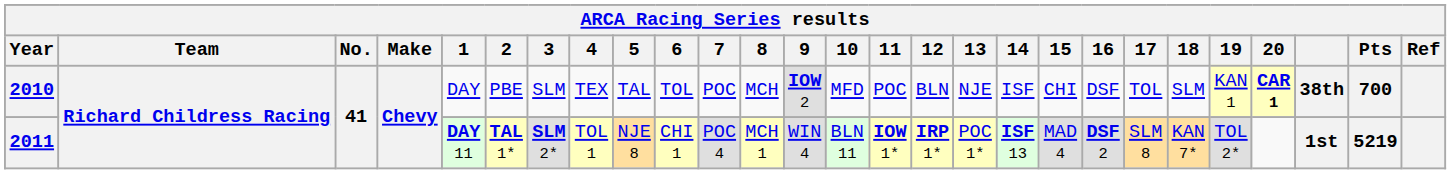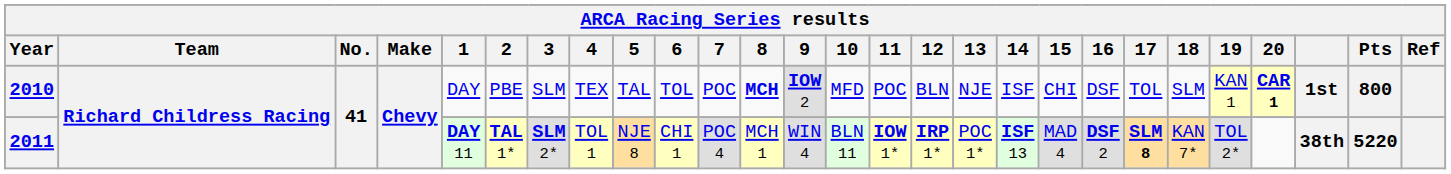(762, 91) normal -> (762, 91) bold
(1322, 91) 38th -> (1322, 91) 1st
(1376, 91) 700 -> (1376, 91) 800
(1146, 141) normal -> (1146, 142) bold
(1322, 142) 1st -> (1322, 142) 38th
(1376, 142) 5219 -> (1376, 142) 5220
